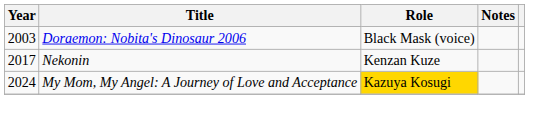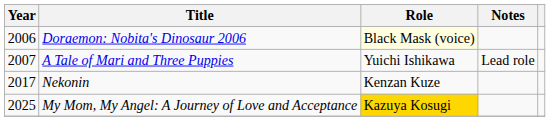(22, 37) 2003 -> (22, 37) 2006
(419, 37) no background -> (419, 37) lightyellow background
+ row: (138, 60)
(22, 82) 2024 -> (22, 104) 2025
